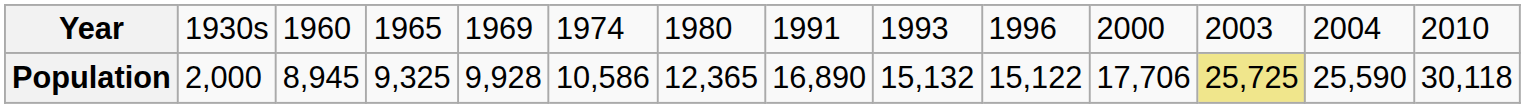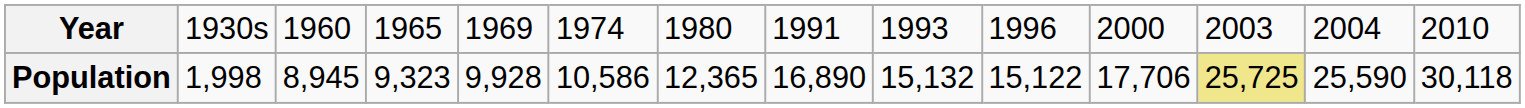(223, 77) 2,000 -> (223, 77) 1,998
(412, 77) 9,325 -> (412, 77) 9,323
